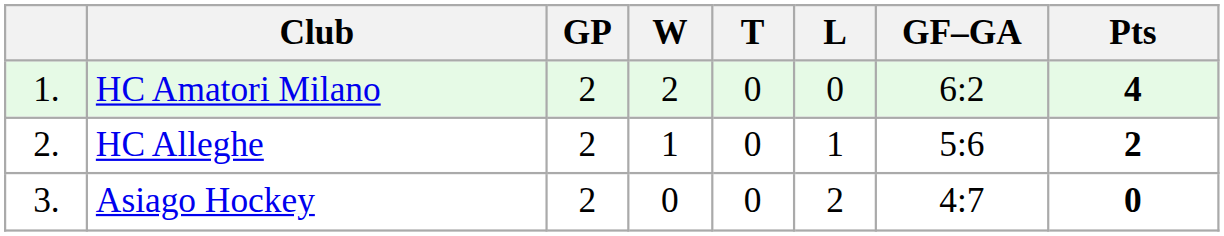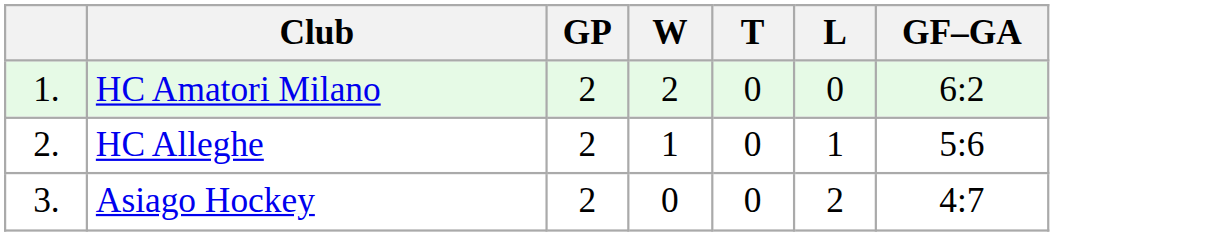- column: (1133, 32)
